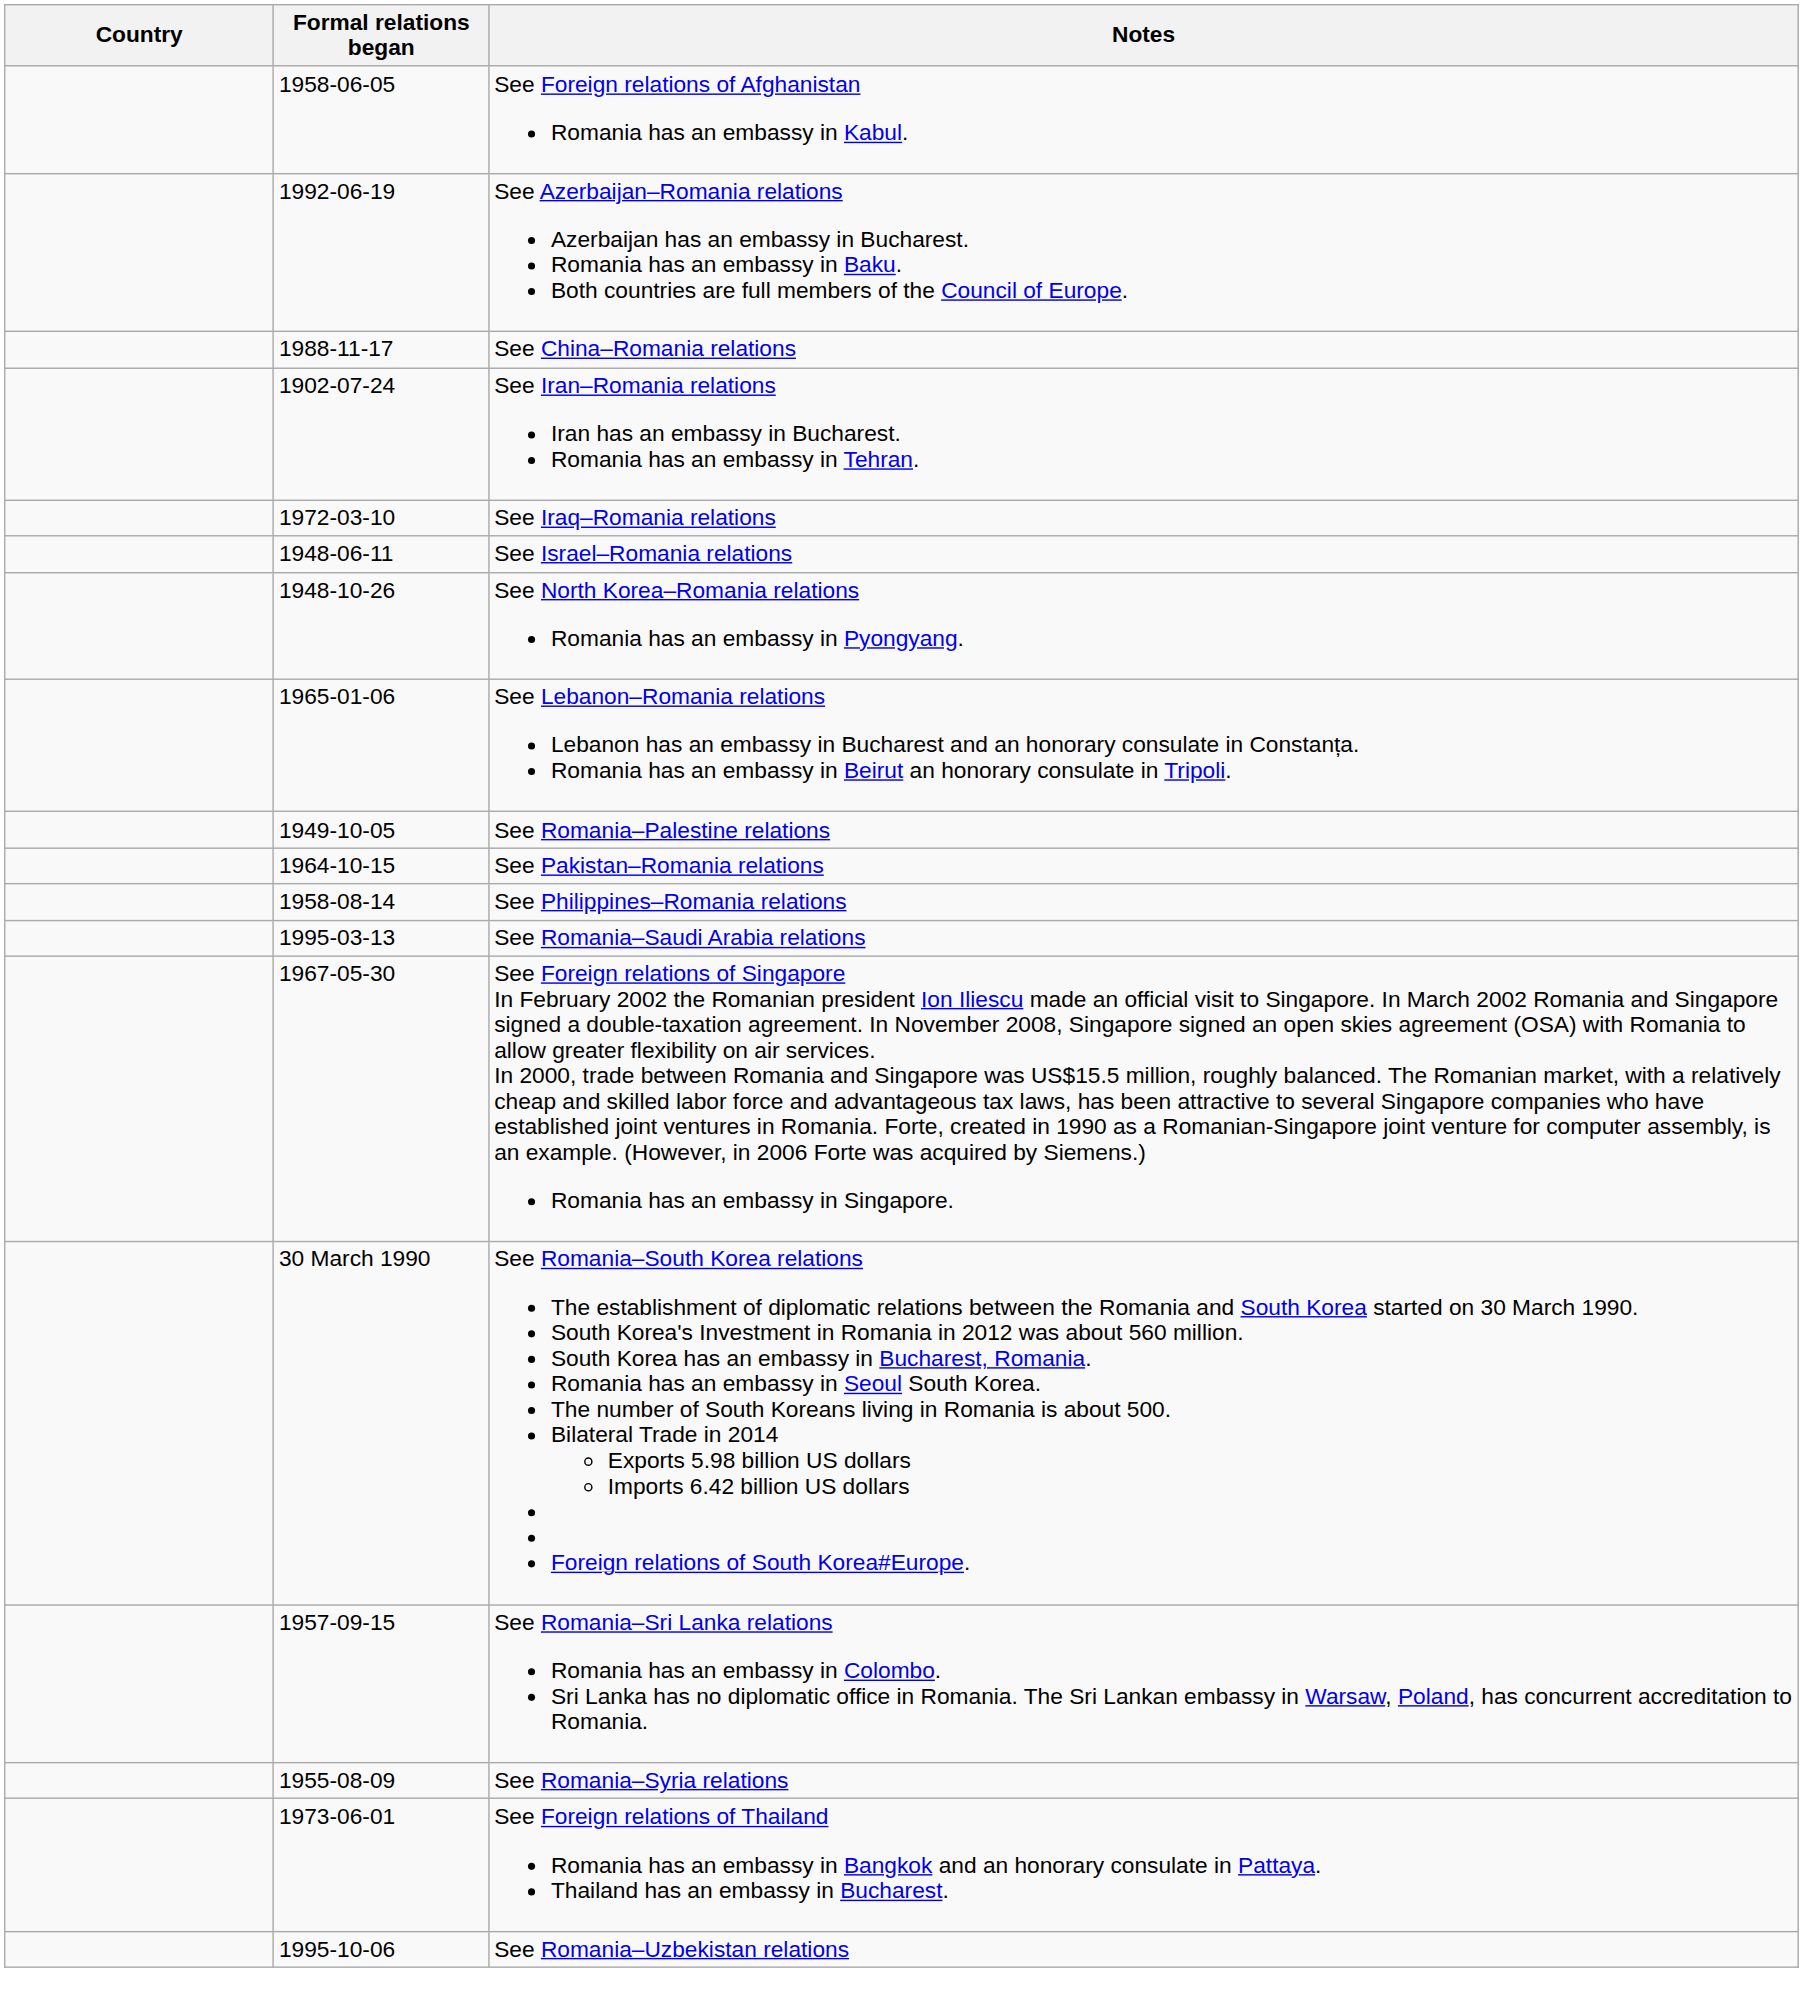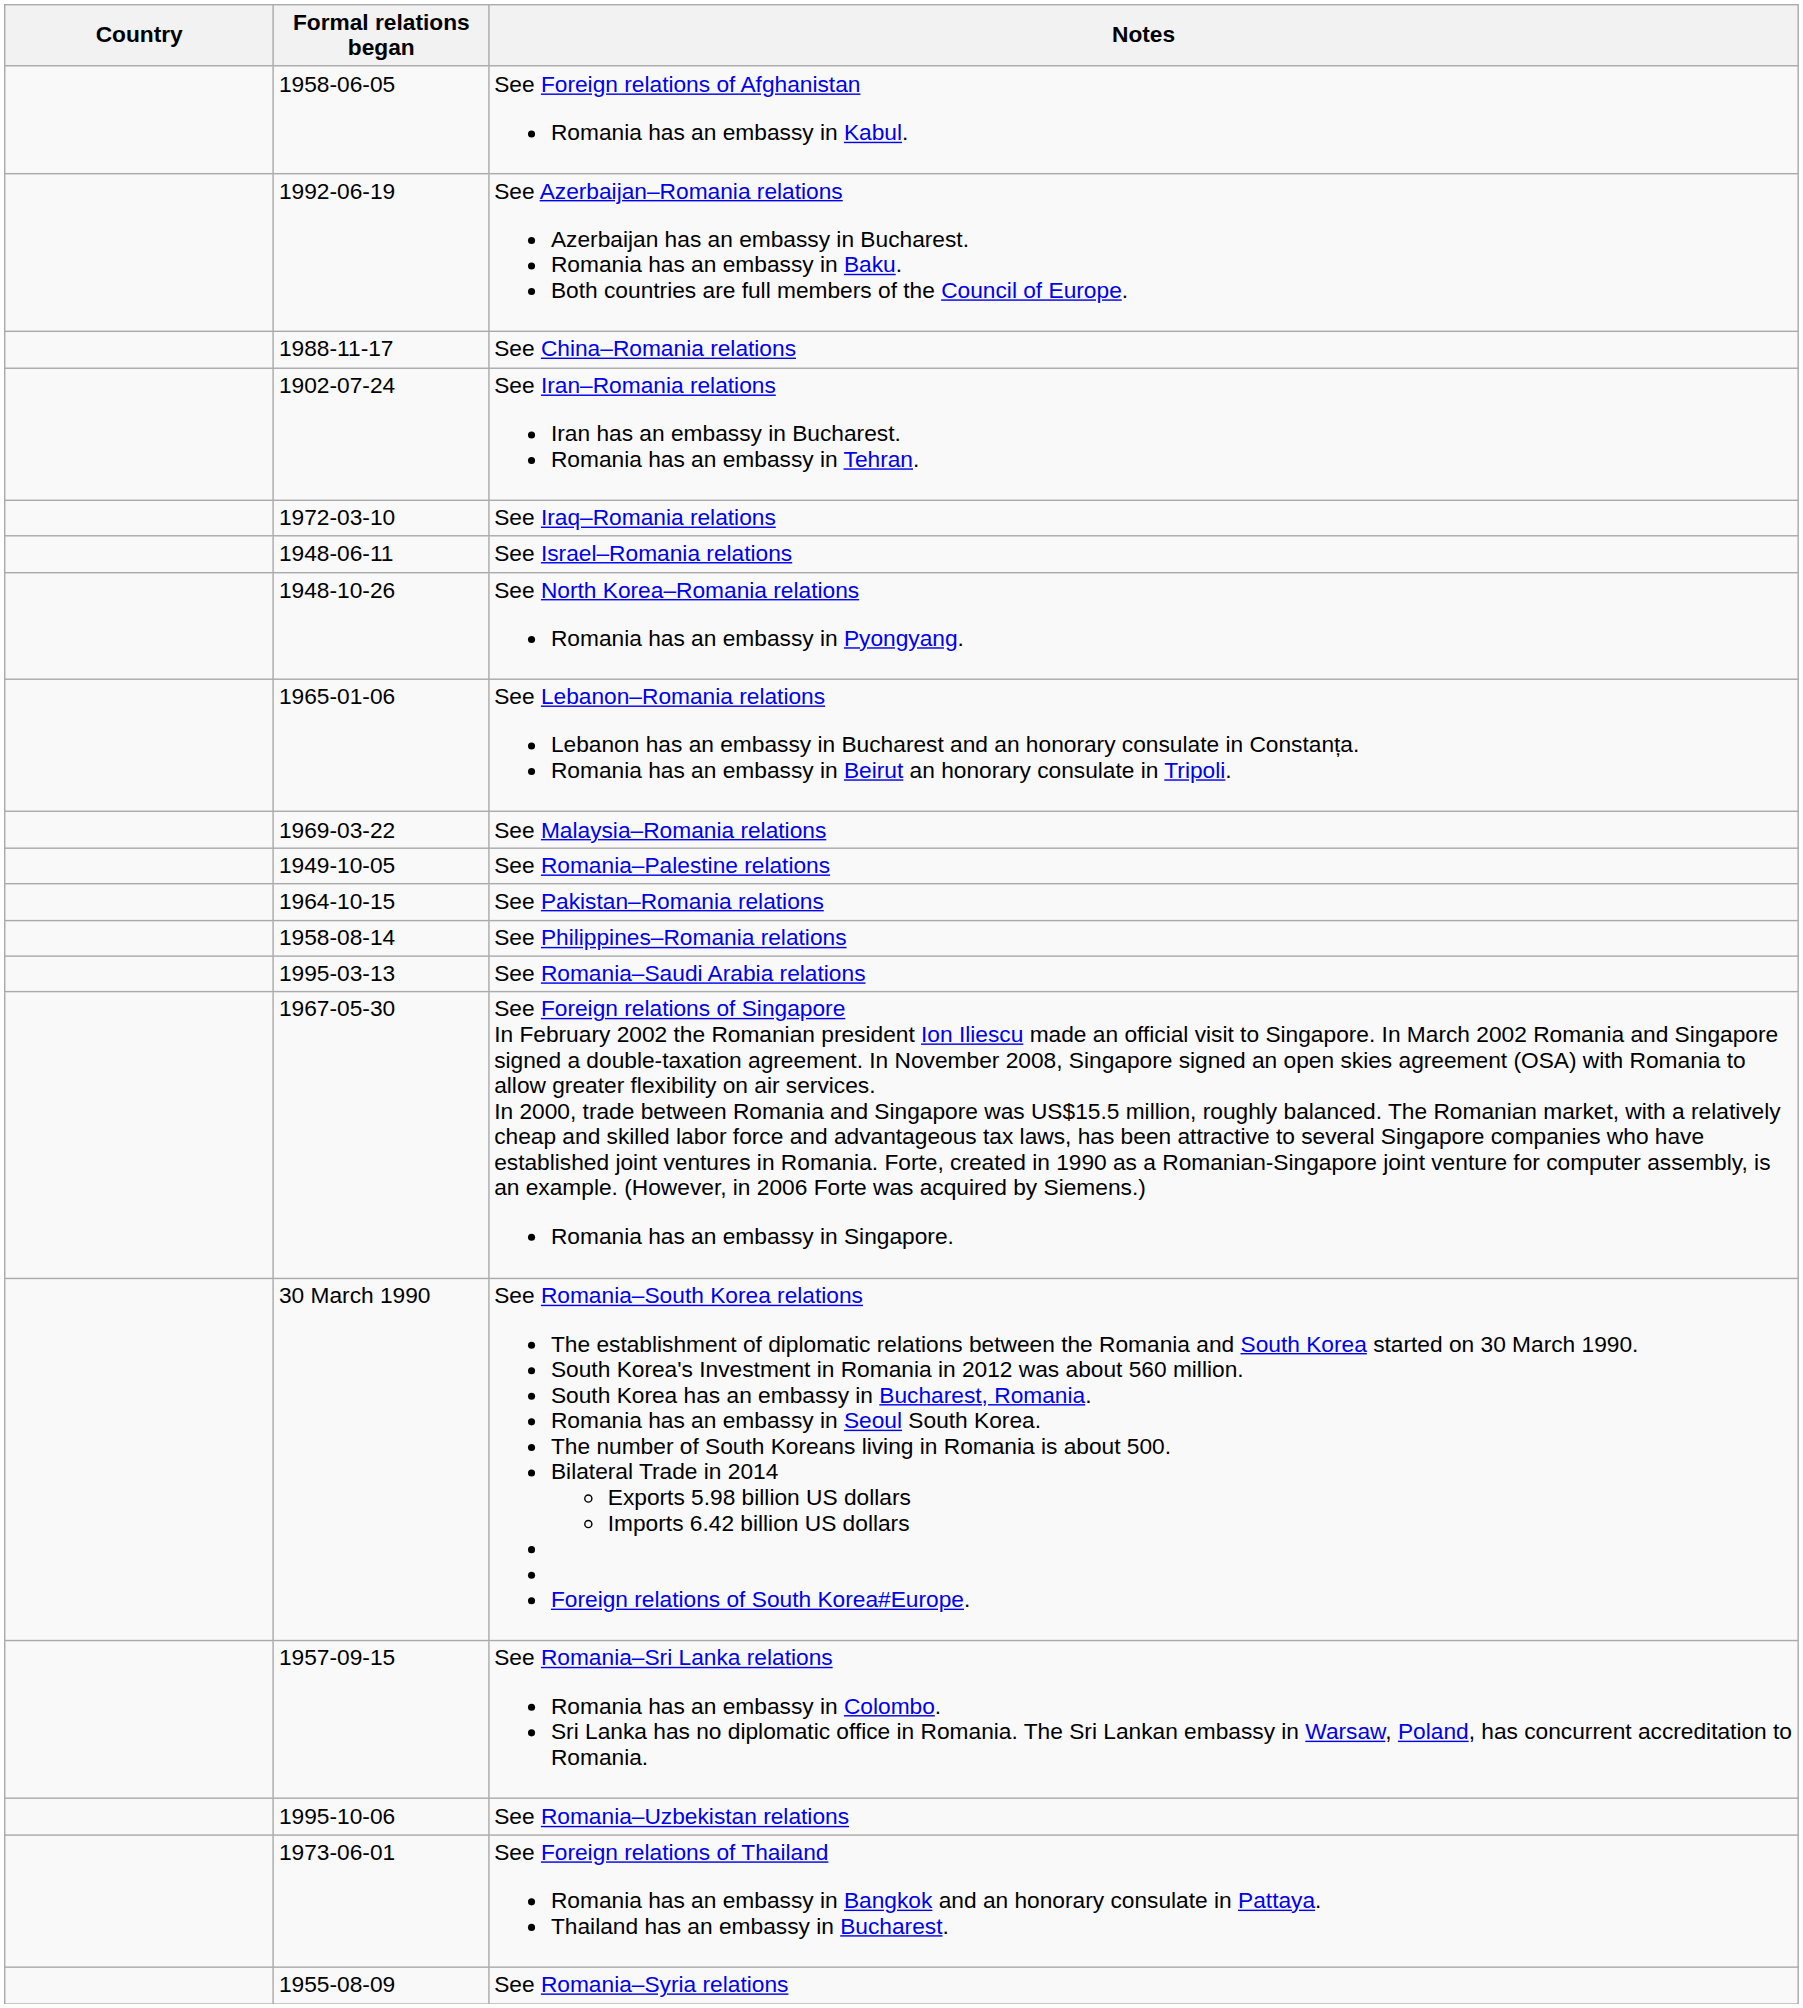+ row: (660, 829)
rows swapped: (641, 1780) <-> (672, 1949)
